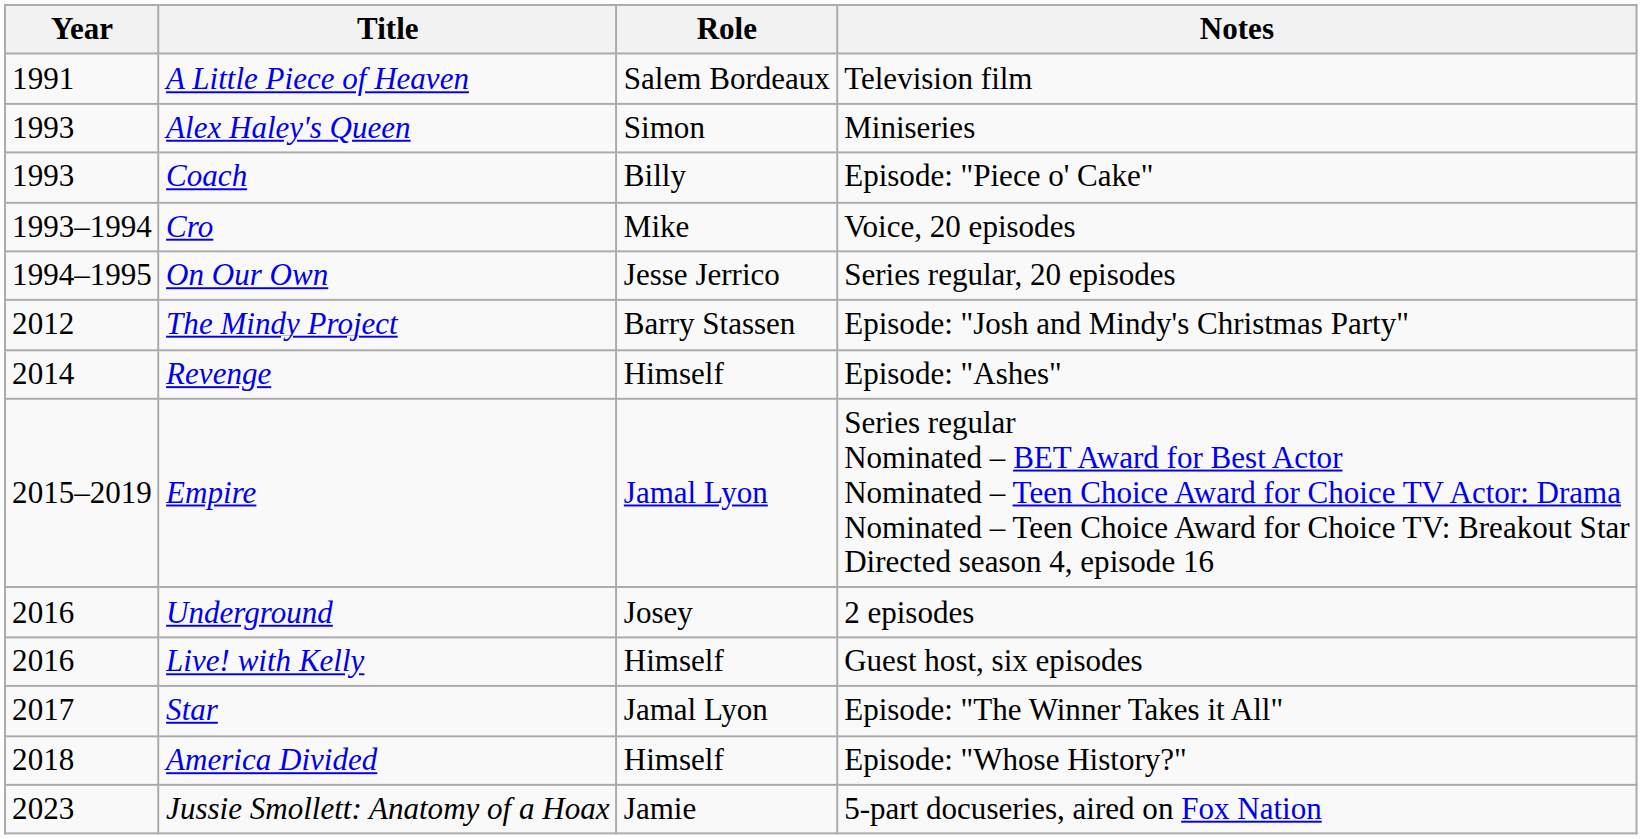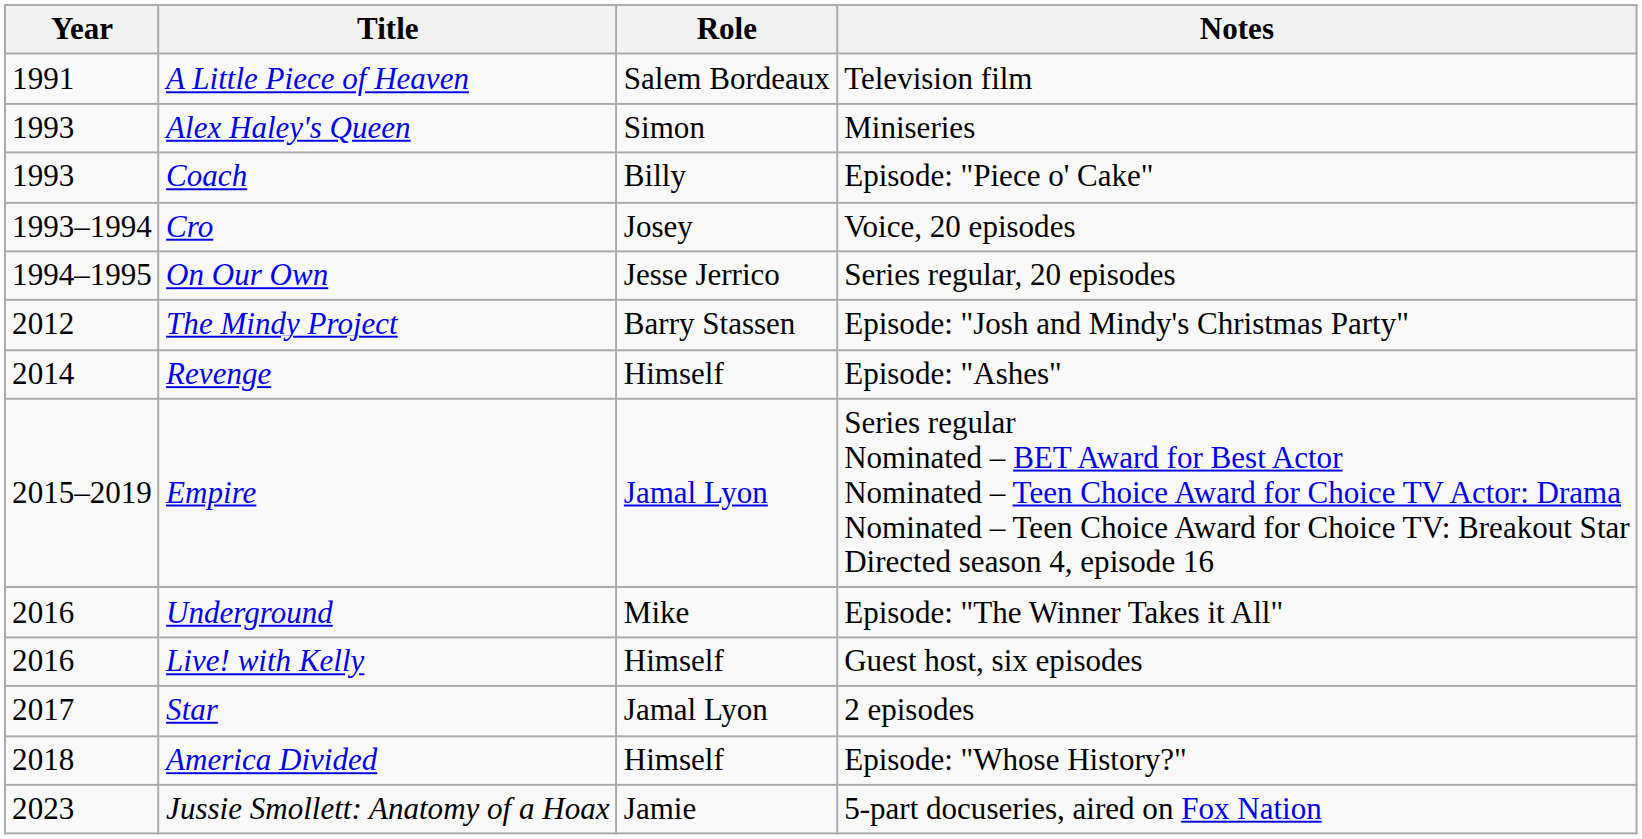(657, 226) Mike -> (658, 226) Josey
(658, 611) Josey -> (657, 611) Mike
(909, 611) 2 episodes -> (1064, 611) Episode: "The Winner Takes it All"
(1064, 710) Episode: "The Winner Takes it All" -> (909, 710) 2 episodes
